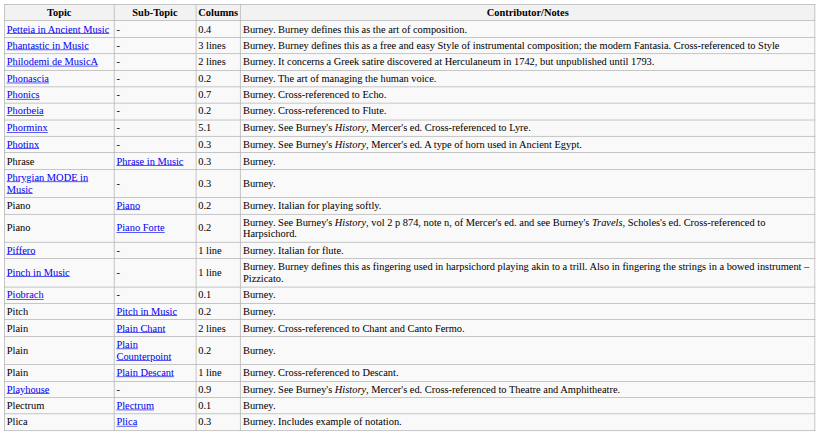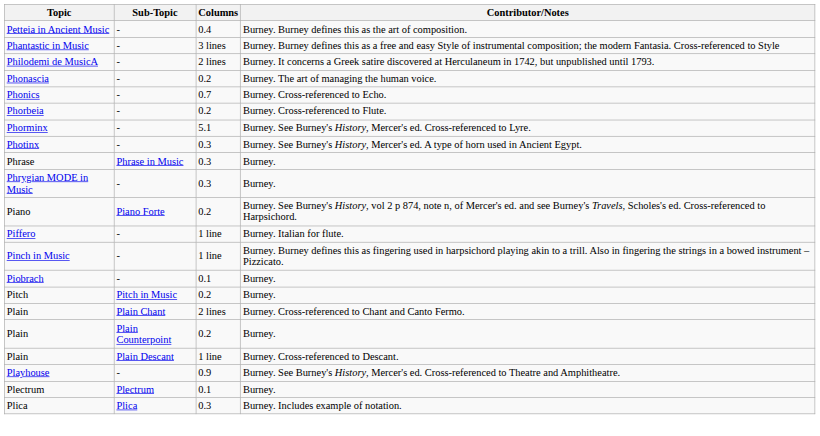- row: (19, 205)
